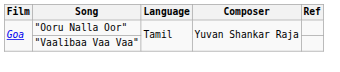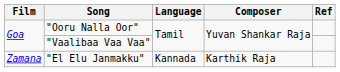+ row: (95, 59)
